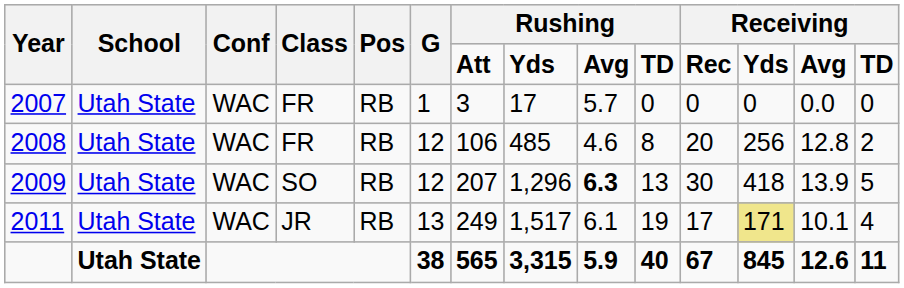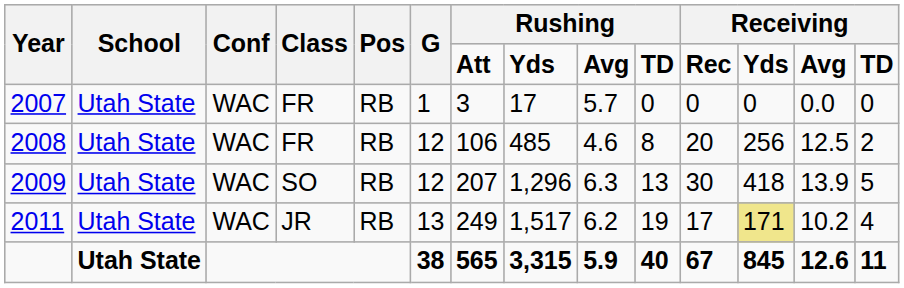(825, 143) 12.8 -> (825, 143) 12.5
(600, 182) bold -> (600, 182) normal
(600, 222) 6.1 -> (600, 222) 6.2
(825, 222) 10.1 -> (825, 222) 10.2
